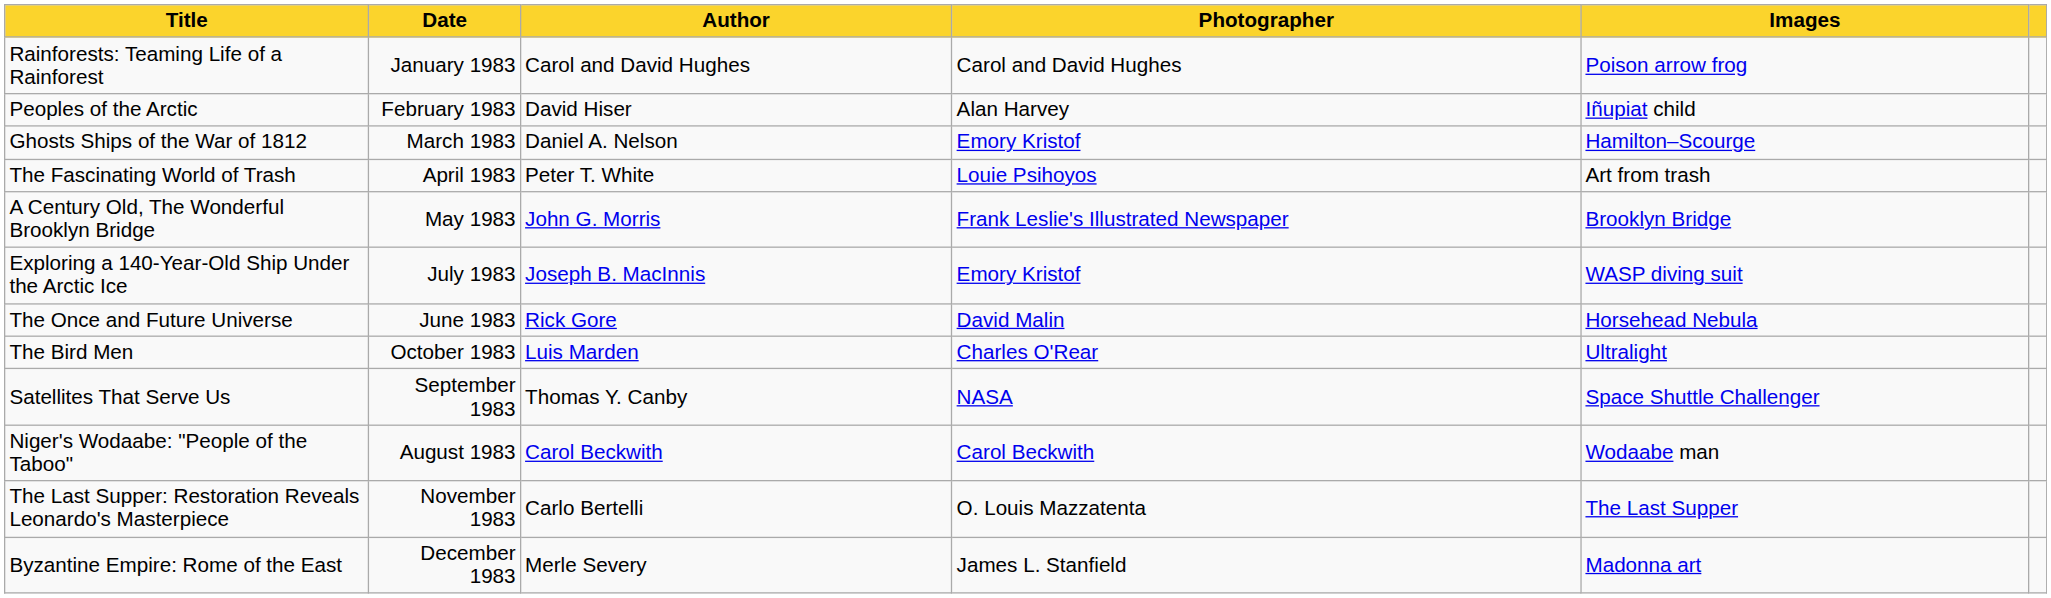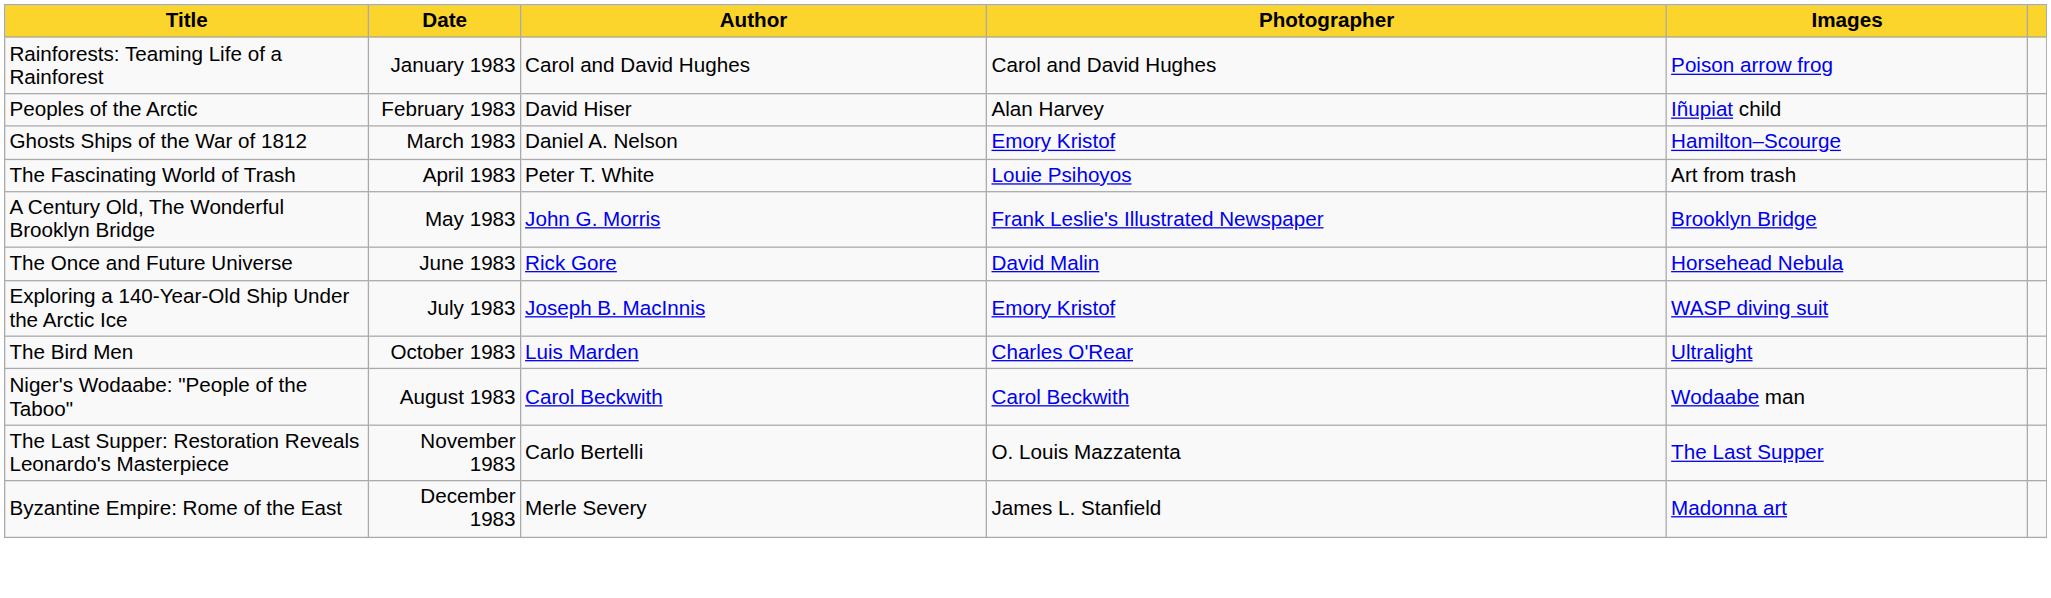rows swapped: (151, 319) <-> (179, 275)
- row: (120, 396)
